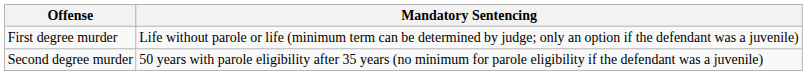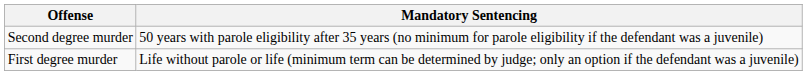rows swapped: (70, 59) <-> (63, 37)
